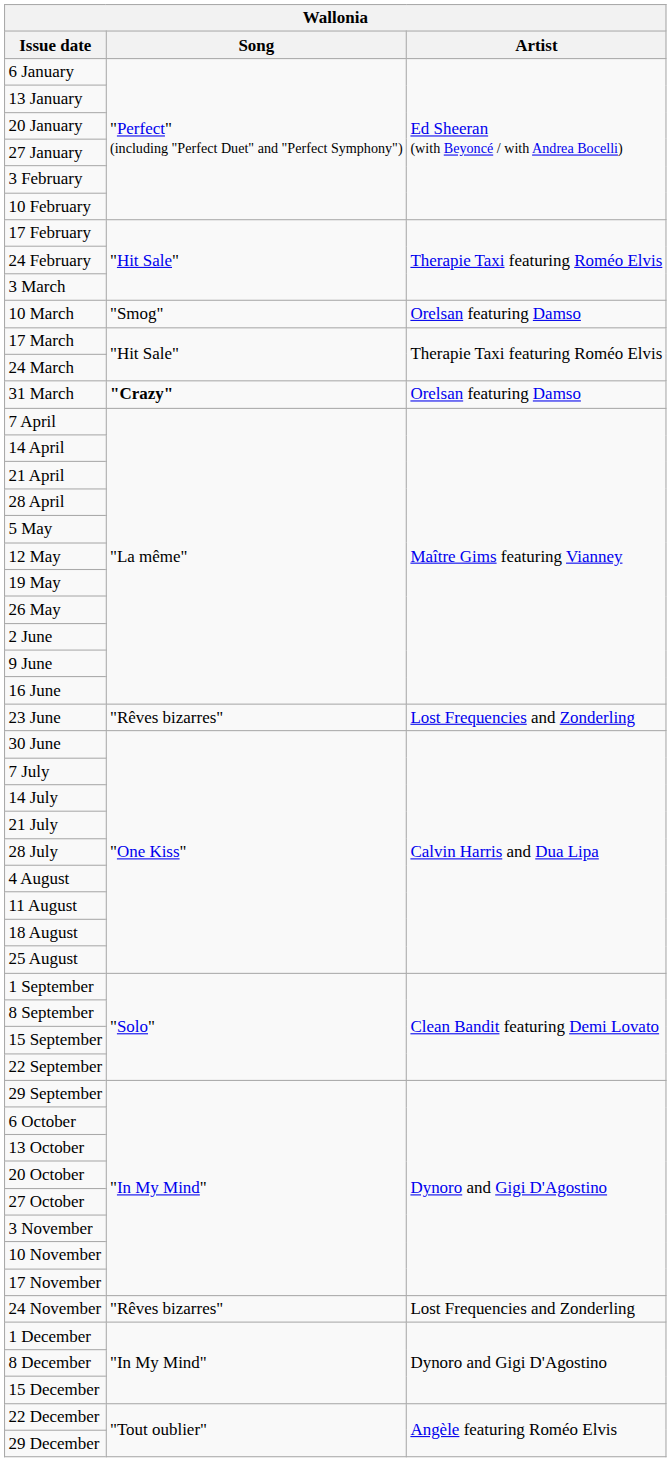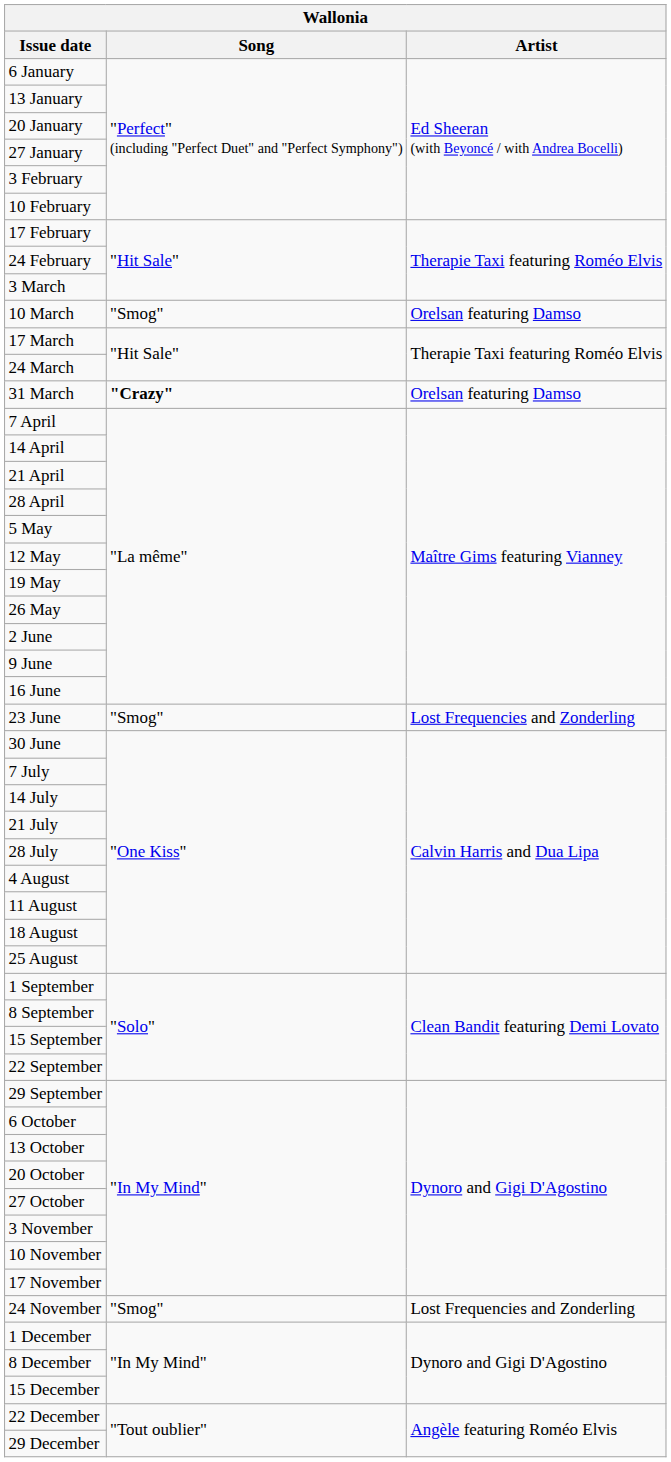(167, 717) "Rêves bizarres" -> (137, 717) "Smog"
(167, 1309) "Rêves bizarres" -> (137, 1309) "Smog"
